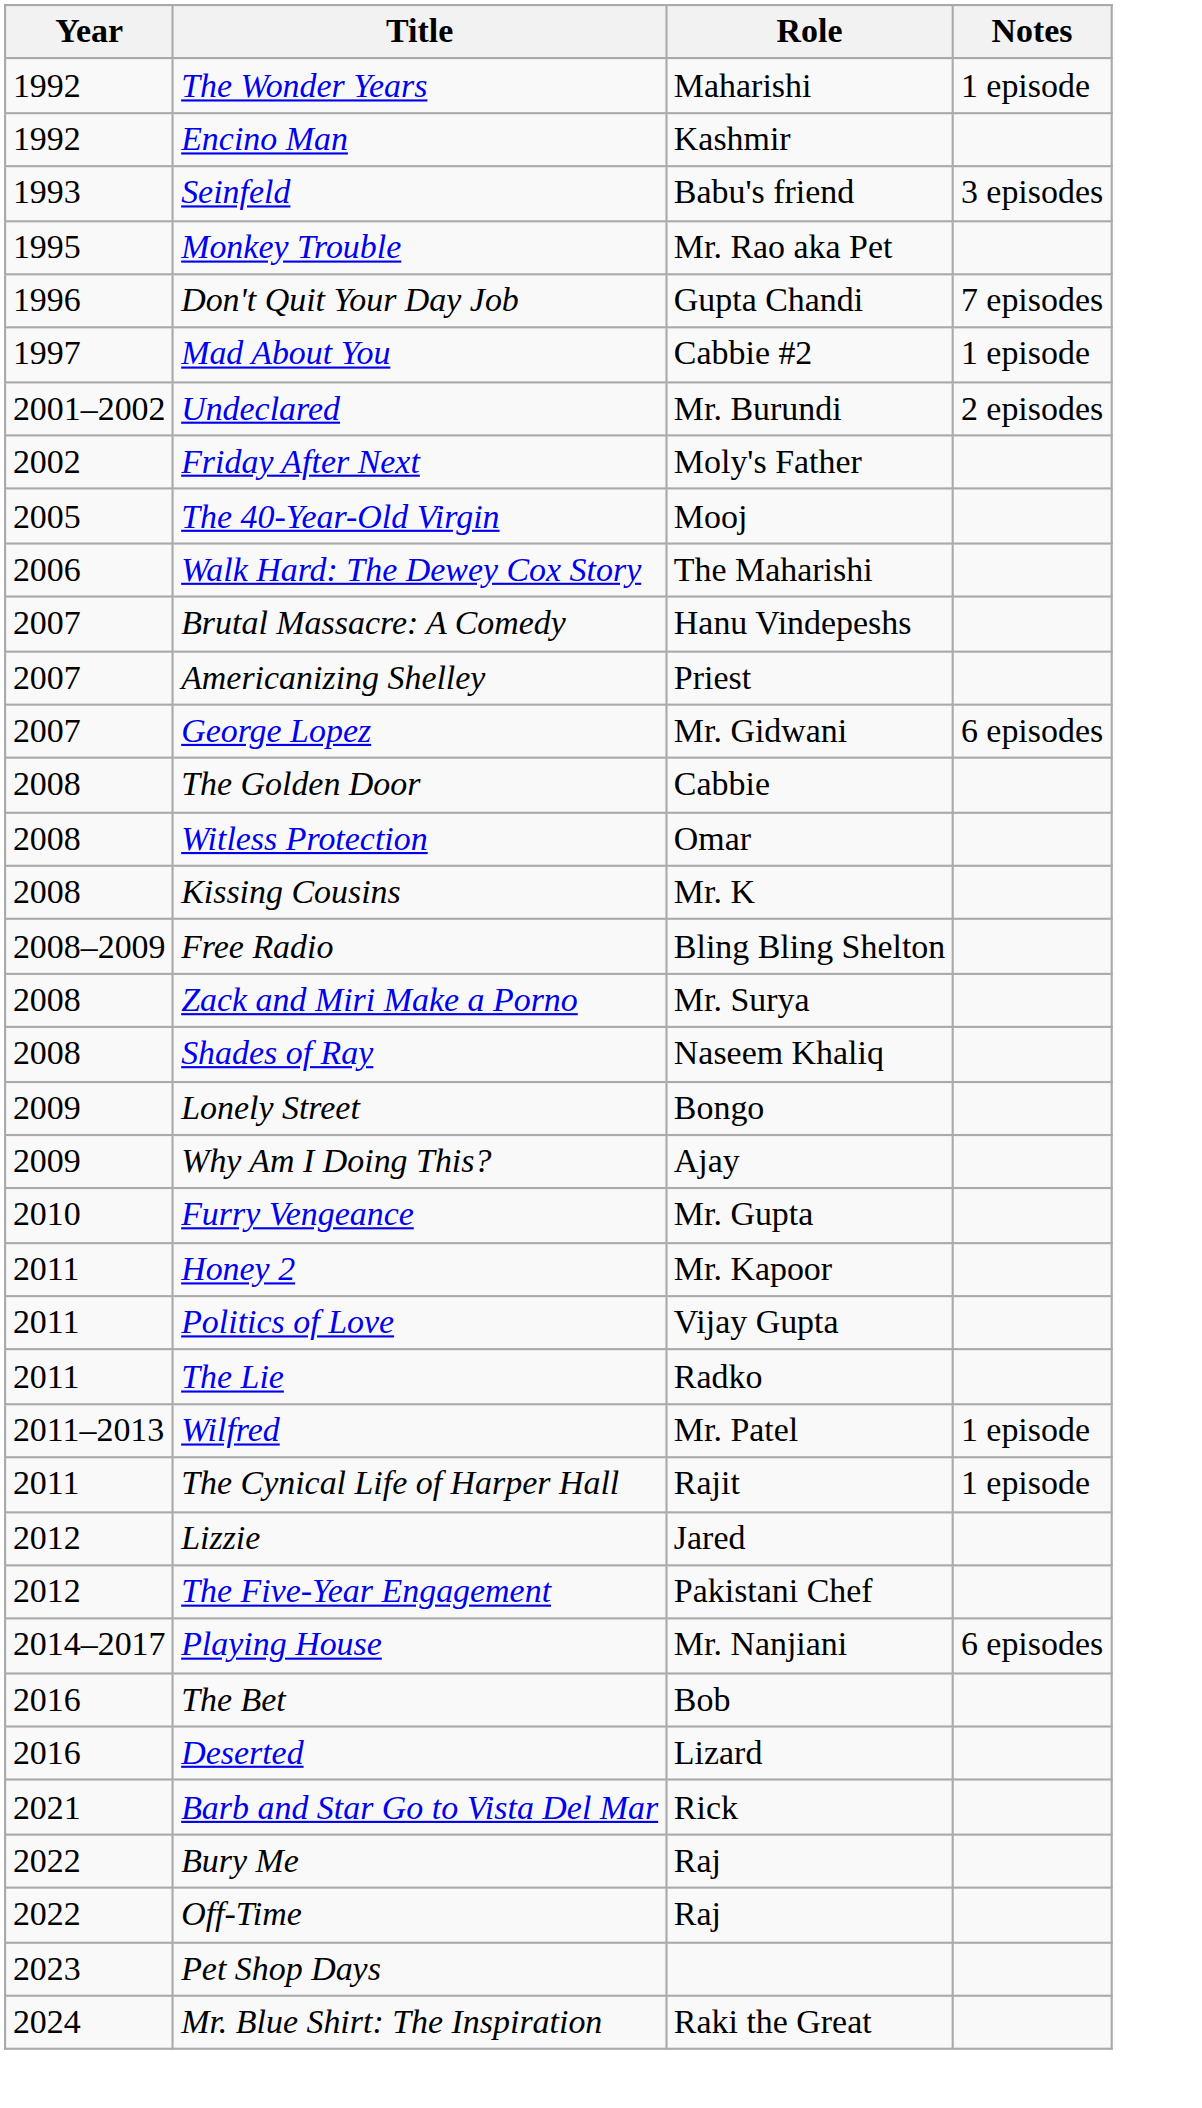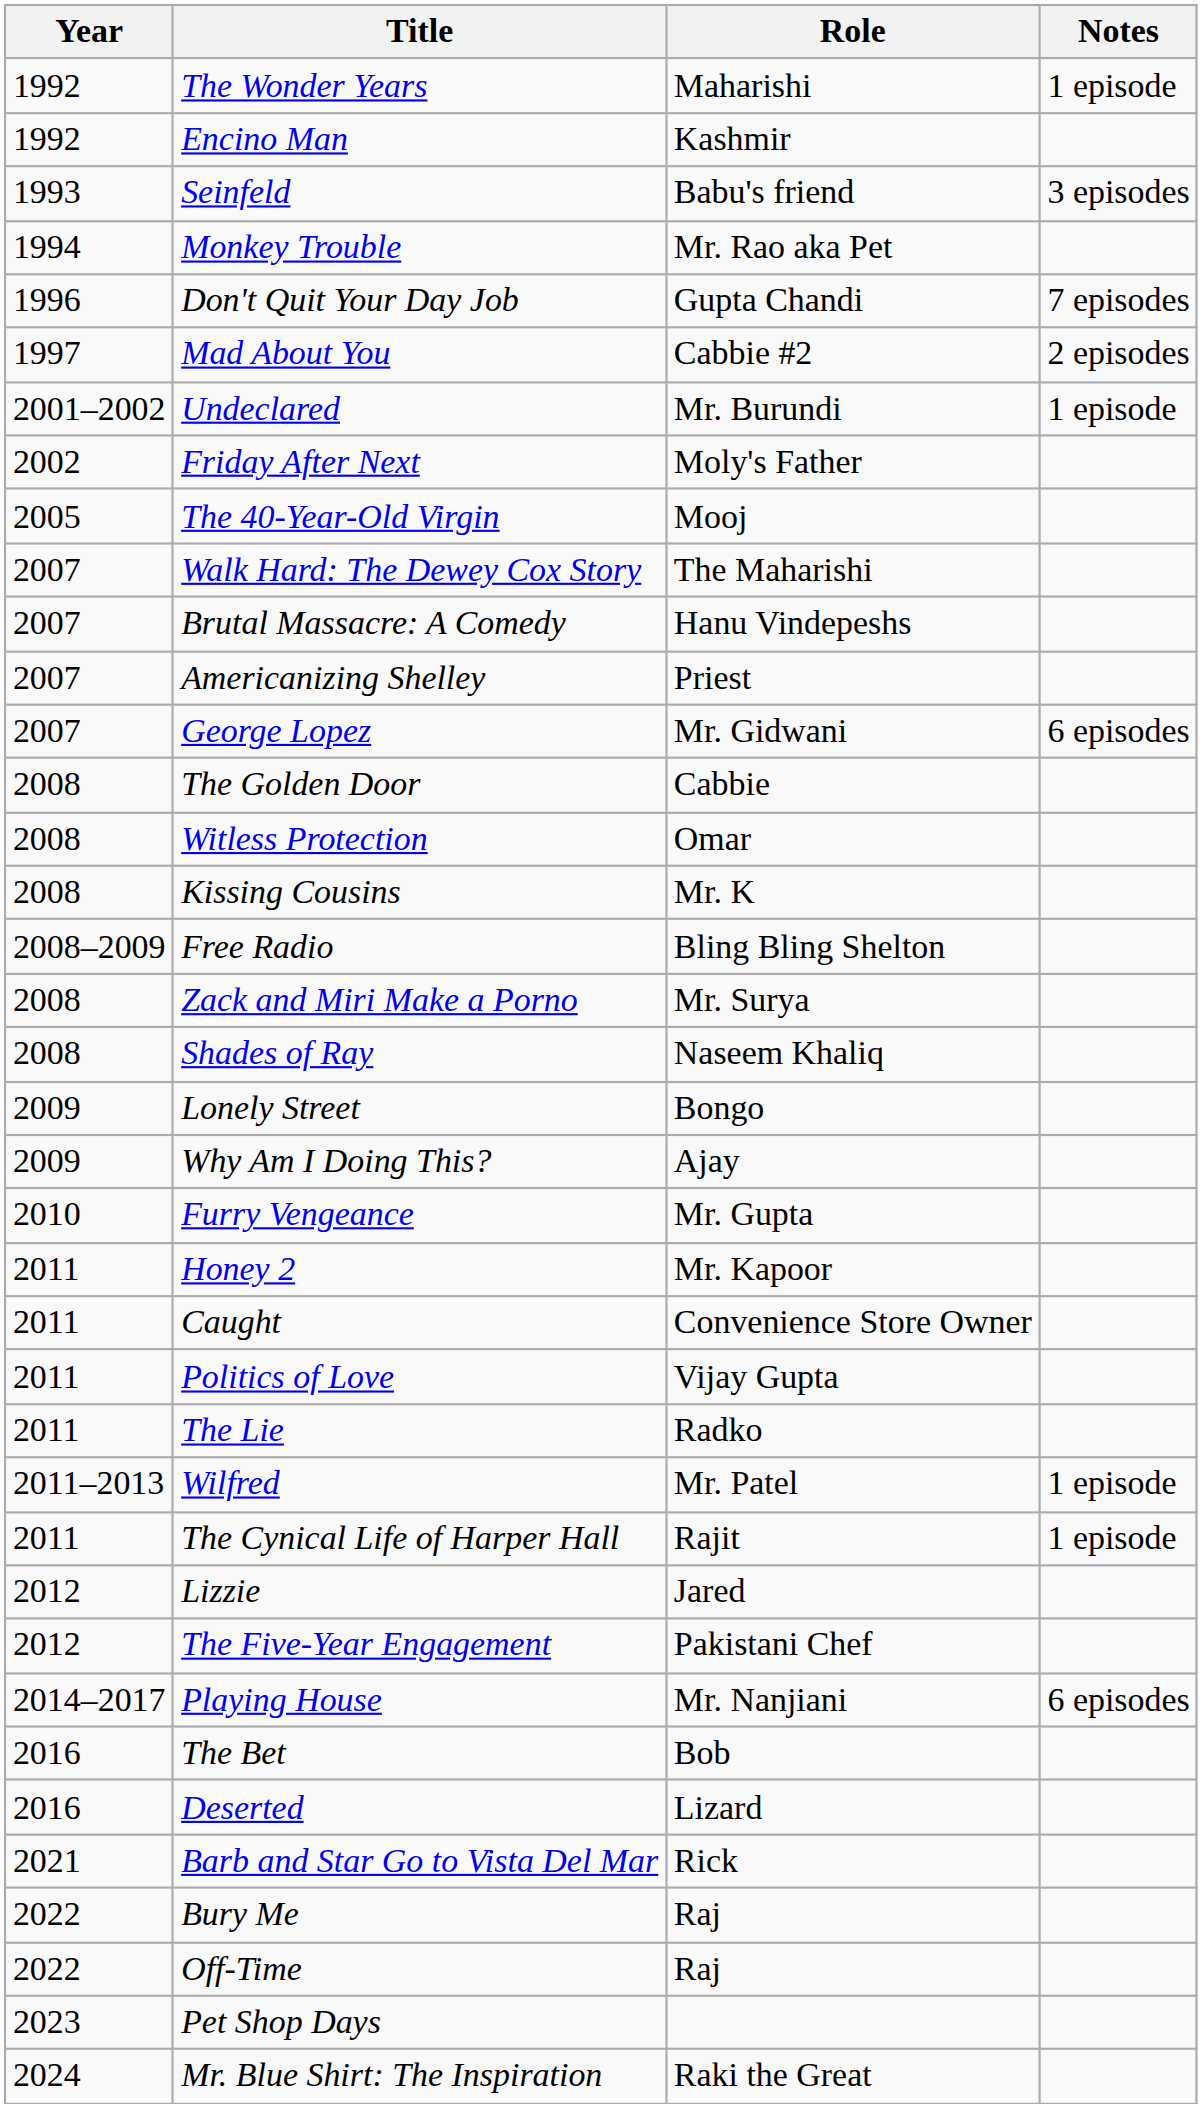(47, 246) 1995 -> (47, 246) 1994
(1025, 354) 1 episode -> (1119, 354) 2 episodes
(1032, 407) 2 episodes -> (1112, 407) 1 episode
(47, 569) 2006 -> (47, 569) 2007
+ row: (231, 1322)
